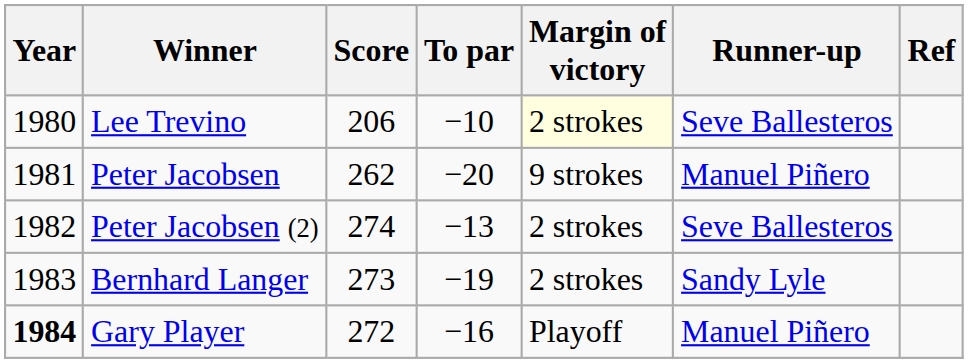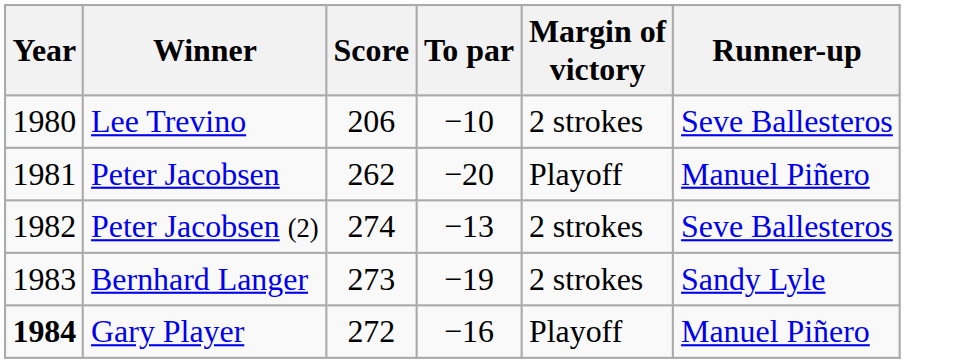- column: (932, 49)
(586, 121) lightyellow background -> (586, 121) no background
(586, 174) 9 strokes -> (576, 174) Playoff
